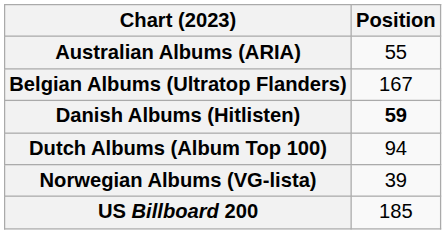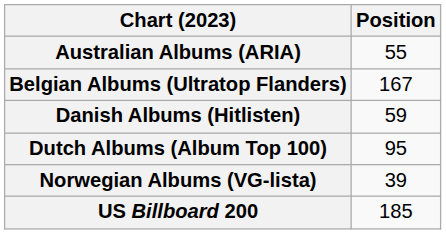(396, 116) bold -> (396, 116) normal
(396, 148) 94 -> (396, 148) 95
